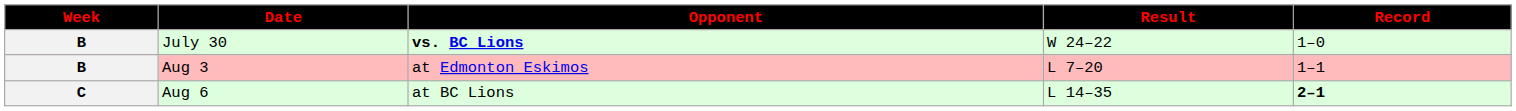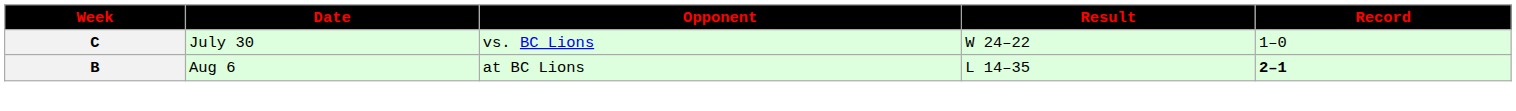(81, 42) B -> (95, 42) C
(468, 42) bold -> (538, 42) normal
- row: (185, 68)
(81, 93) C -> (95, 68) B
